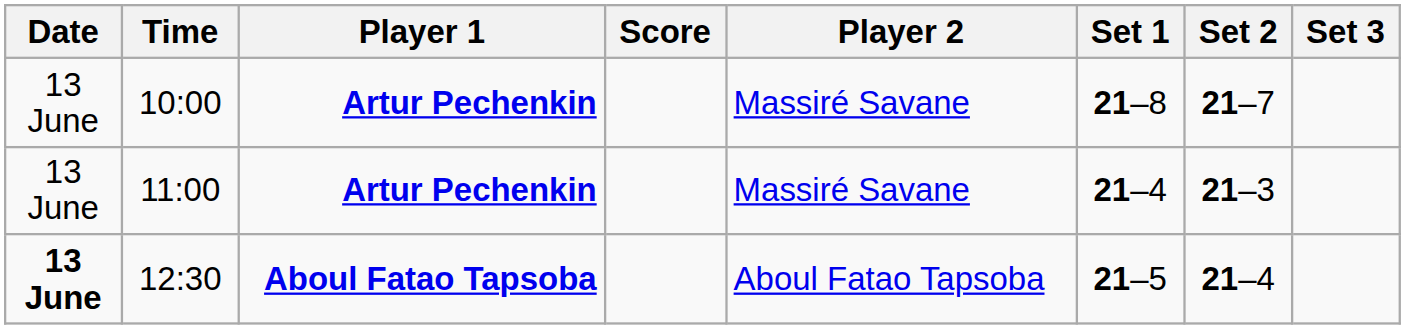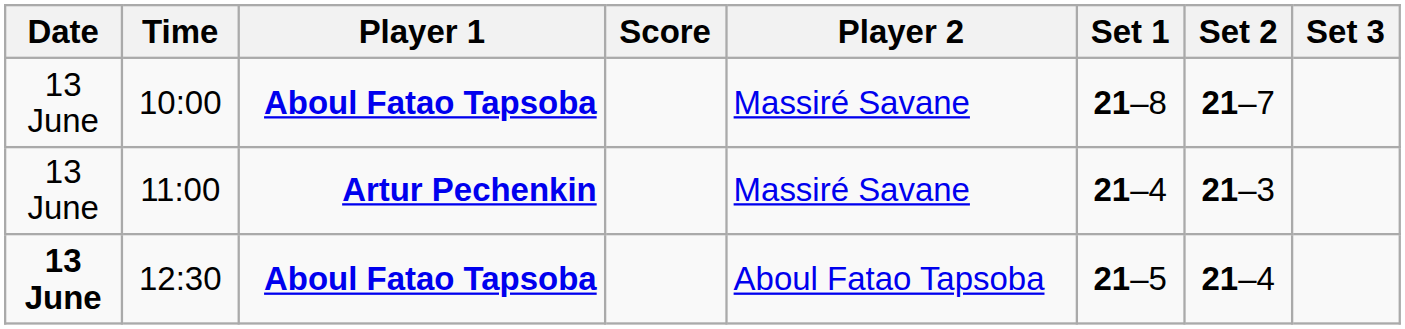(469, 102) Artur Pechenkin -> (430, 102) Aboul Fatao Tapsoba
